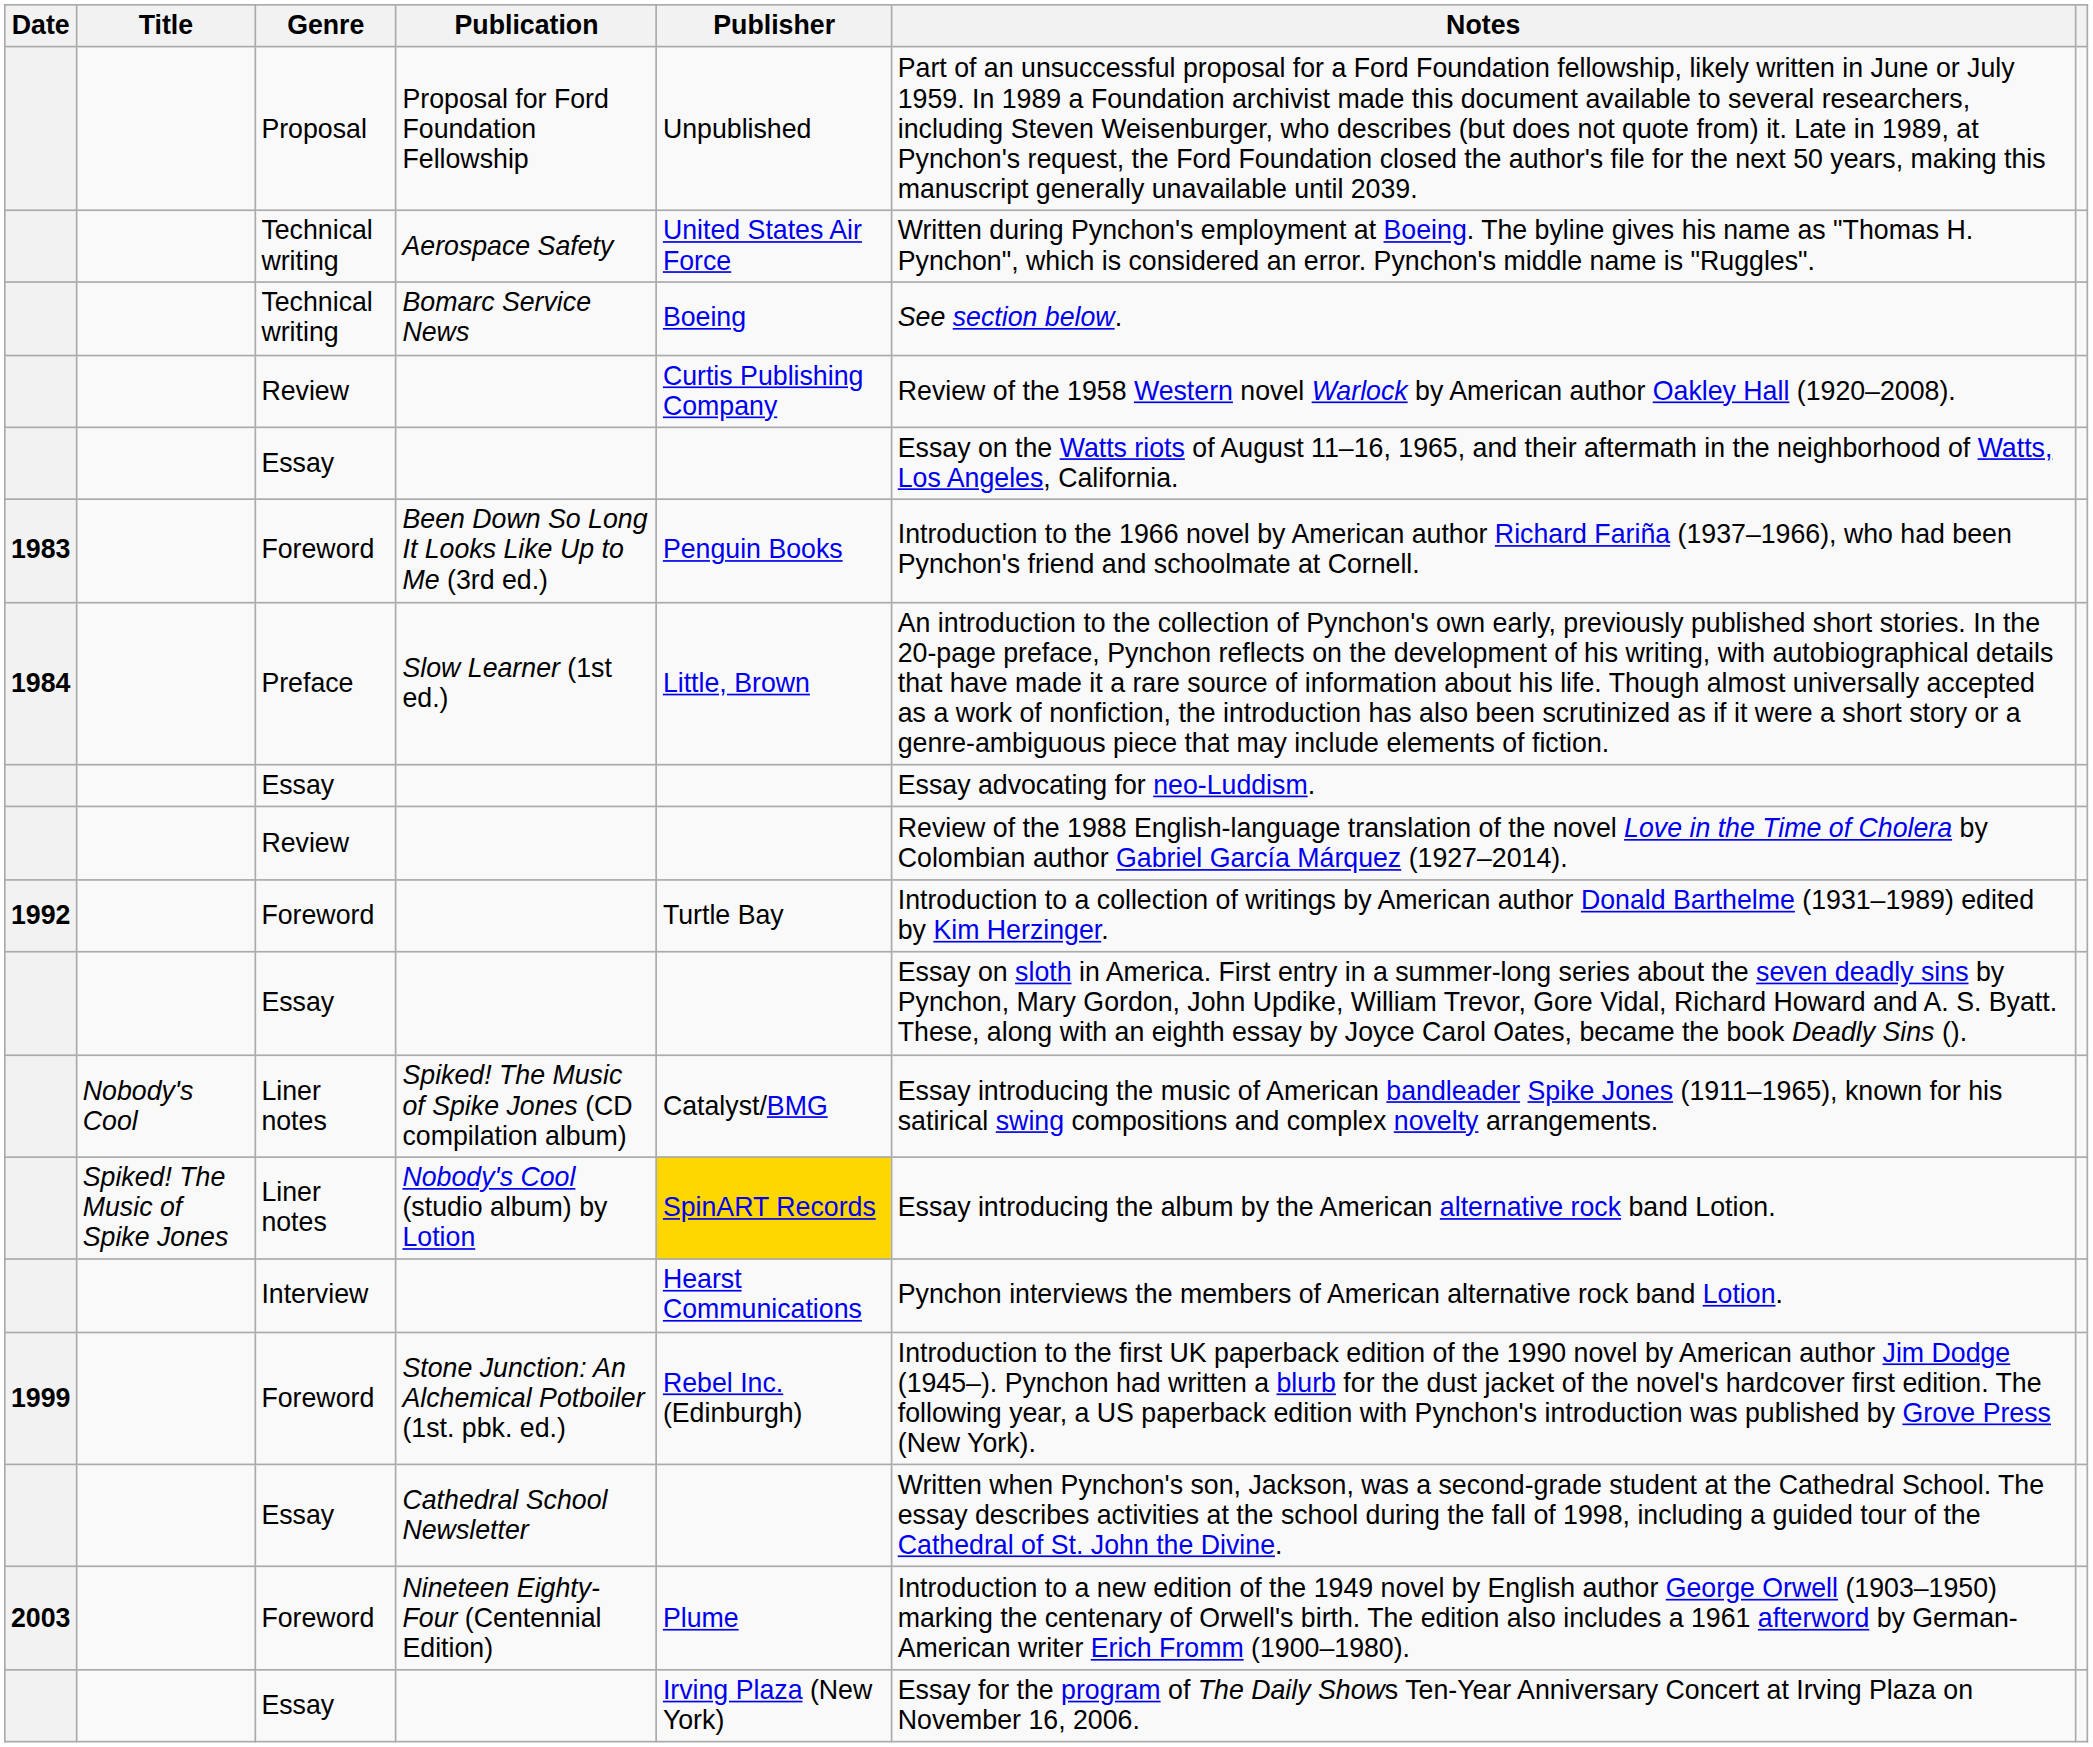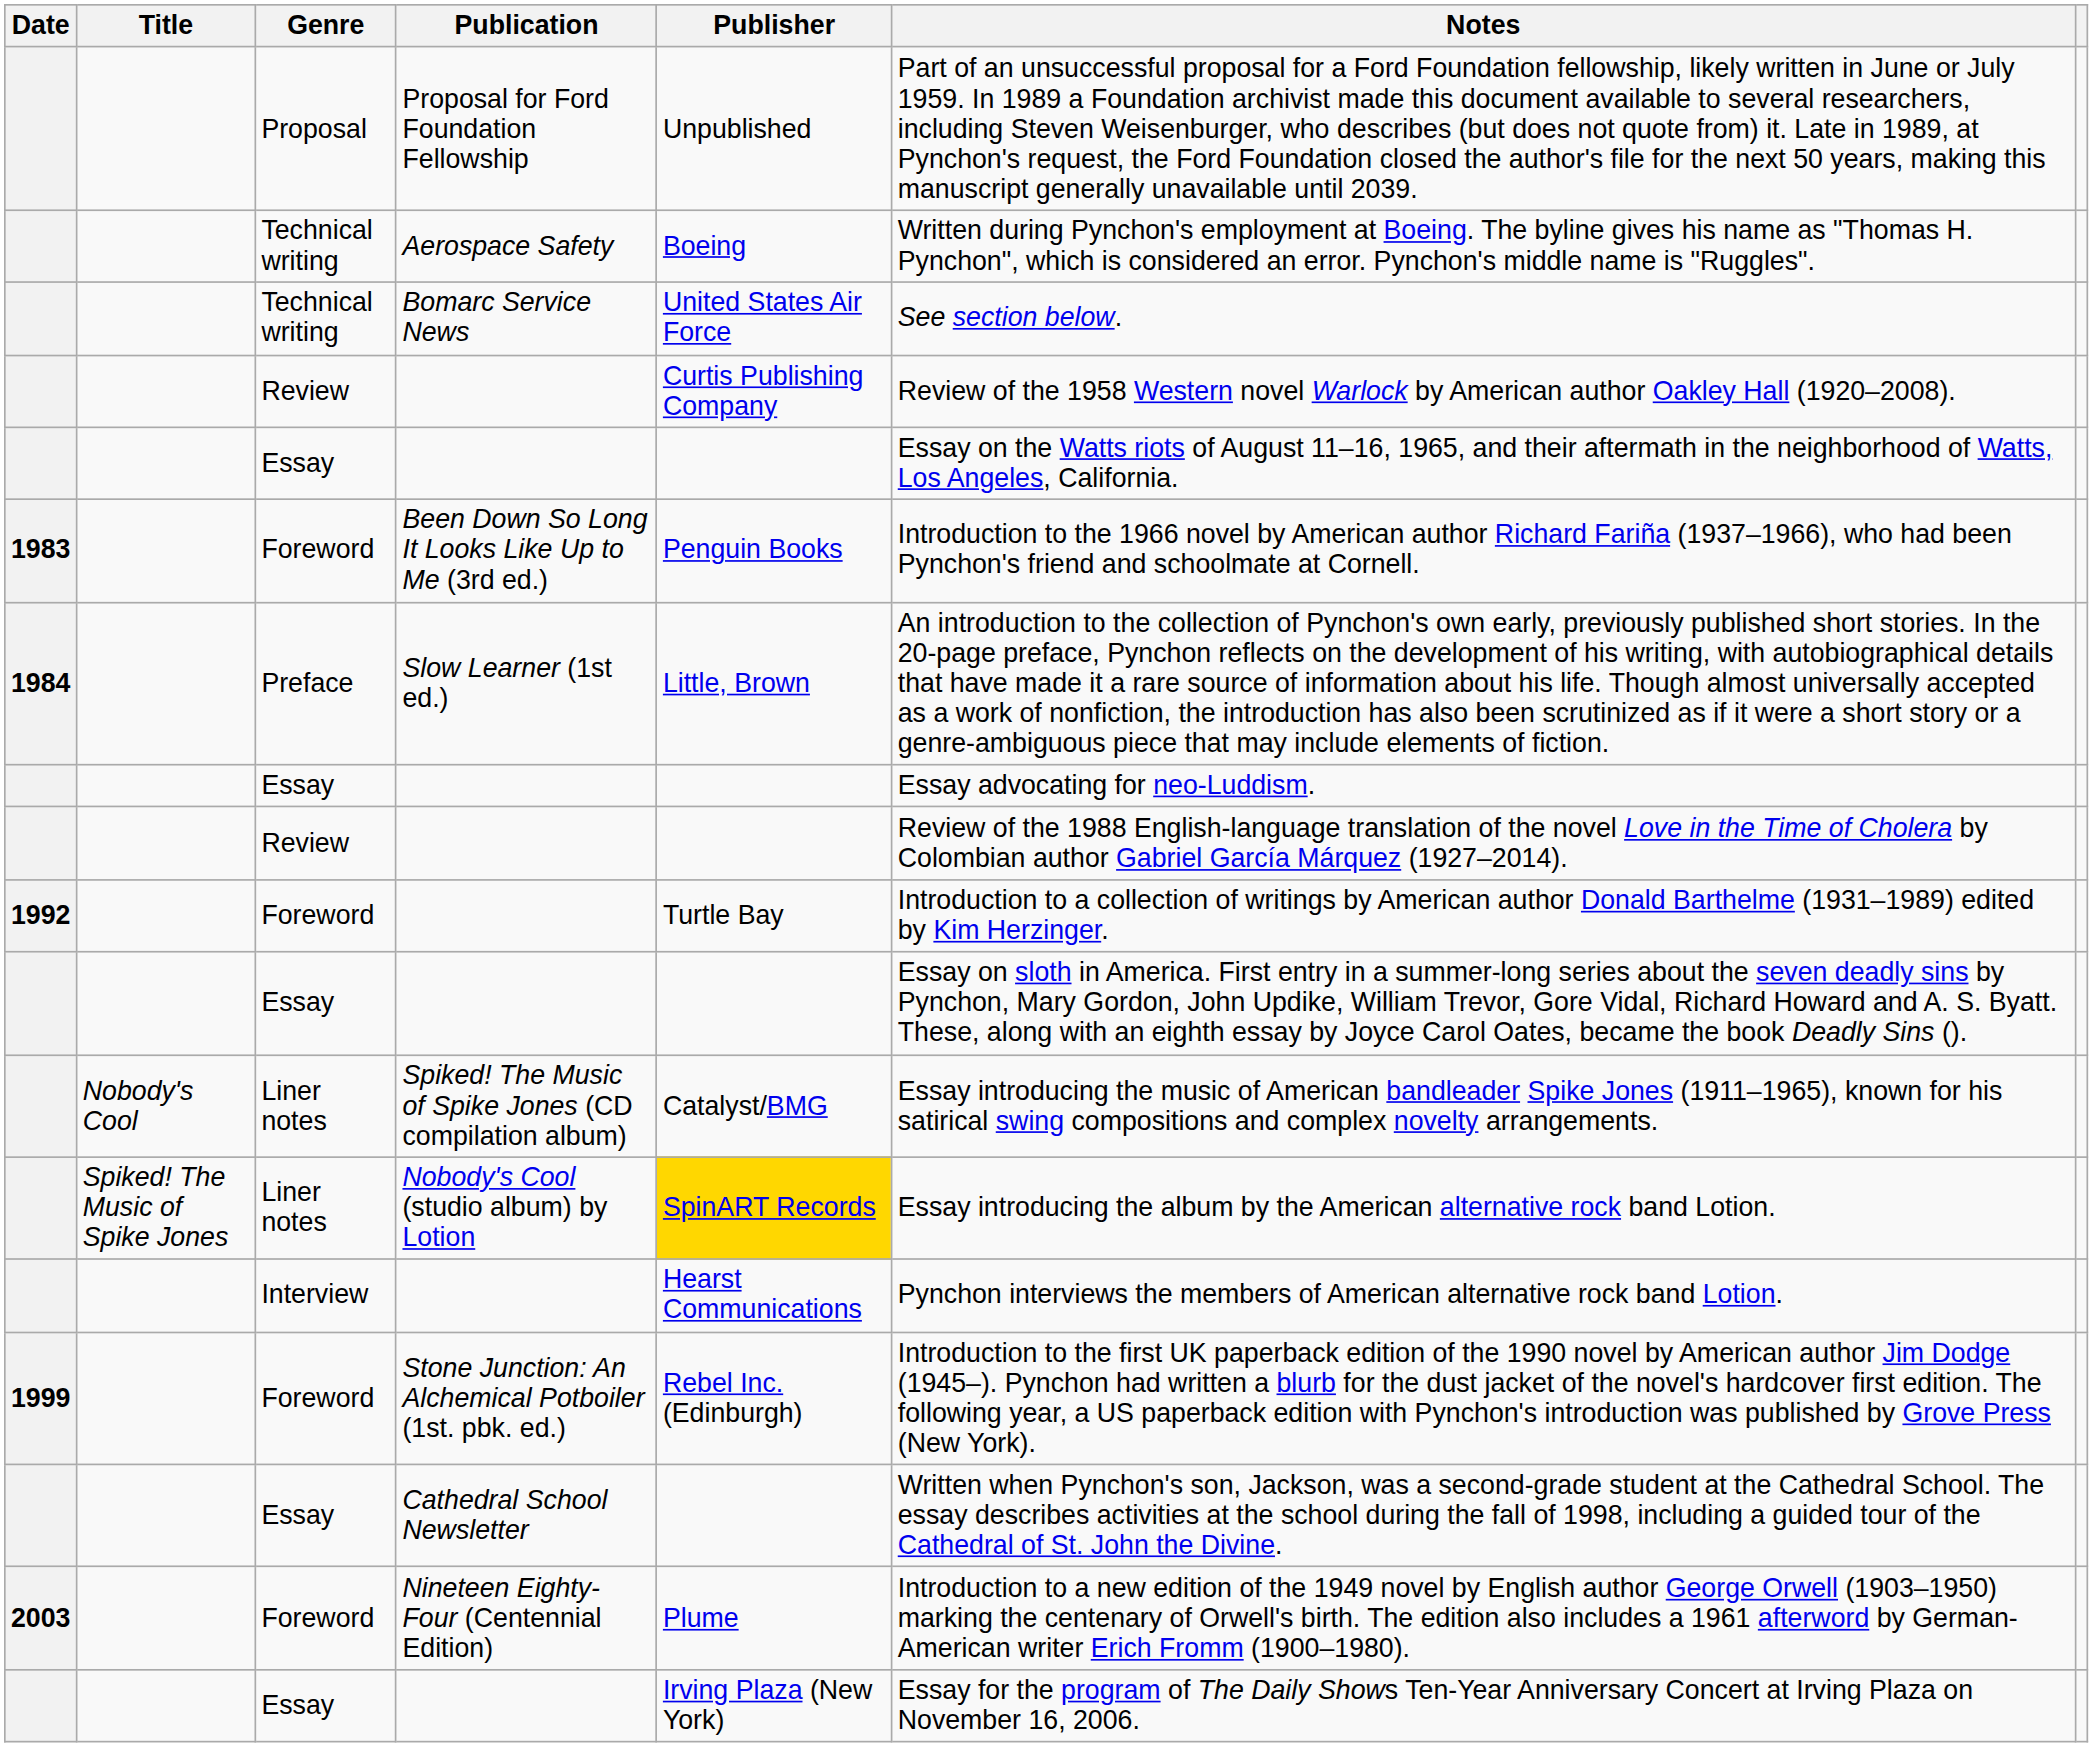(762, 245) United States Air Force -> (704, 245) Boeing
(704, 318) Boeing -> (762, 318) United States Air Force
